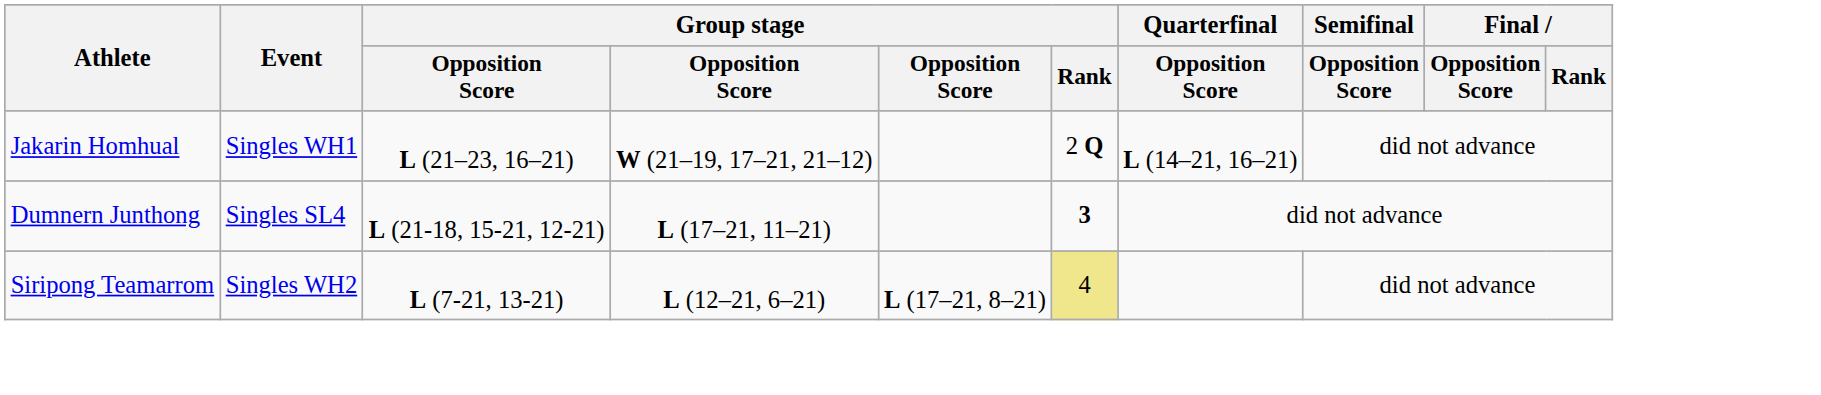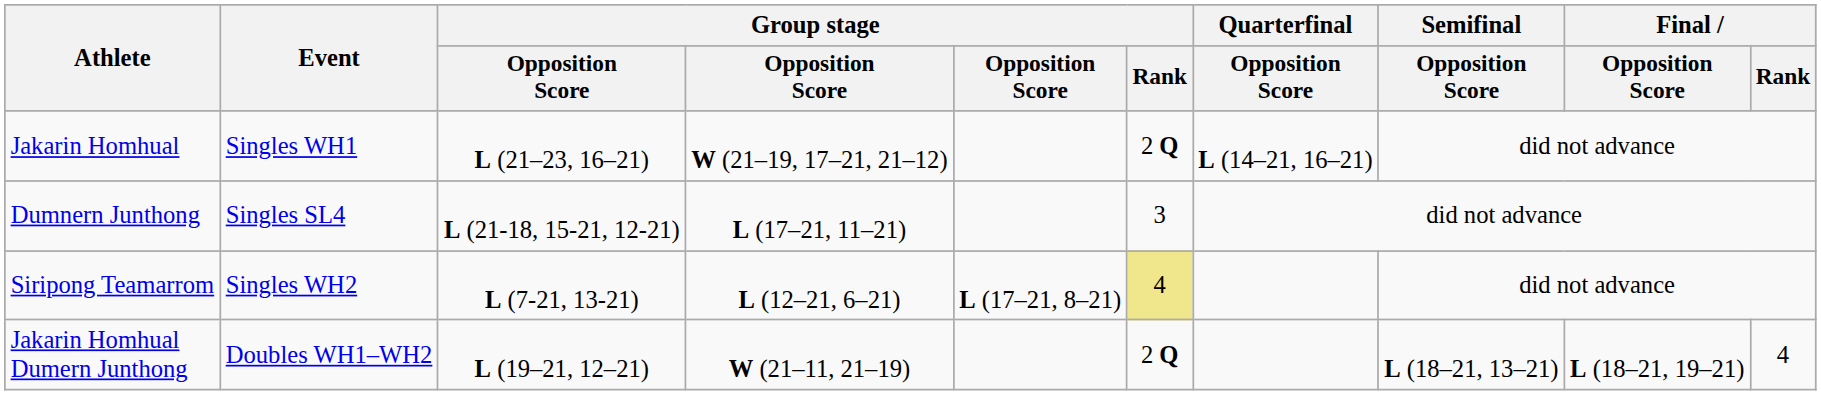(1085, 215) bold -> (1160, 215) normal
+ row: (99, 355)
